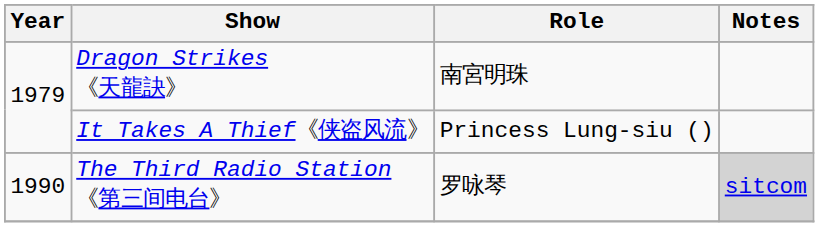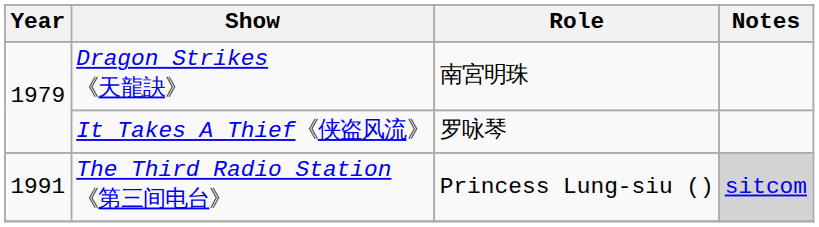(577, 132) Princess Lung-siu () -> (473, 133) 罗咏琴
(38, 187) 1990 -> (38, 187) 1991
(473, 188) 罗咏琴 -> (577, 187) Princess Lung-siu ()
